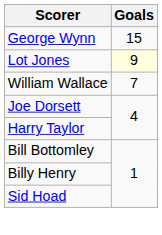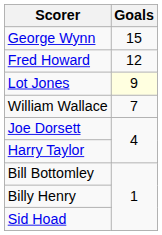+ row: (49, 60)
